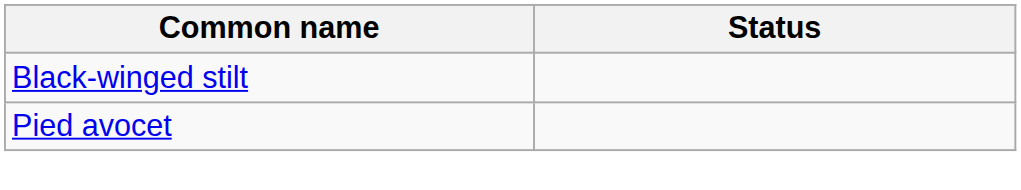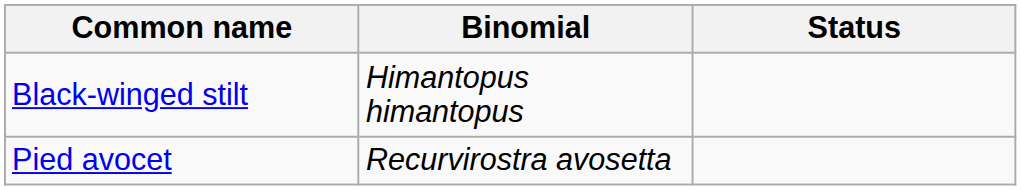+ column: (526, 28)
